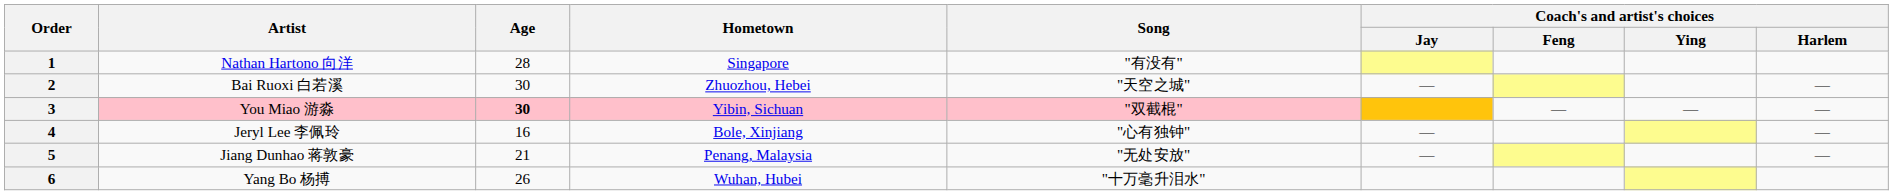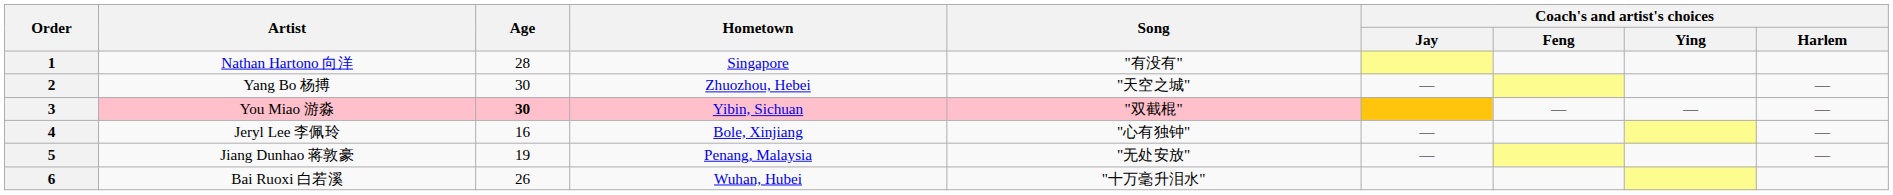(287, 86) Bai Ruoxi 白若溪 -> (287, 86) Yang Bo 杨搏
(523, 155) 21 -> (523, 155) 19
(287, 178) Yang Bo 杨搏 -> (287, 178) Bai Ruoxi 白若溪
